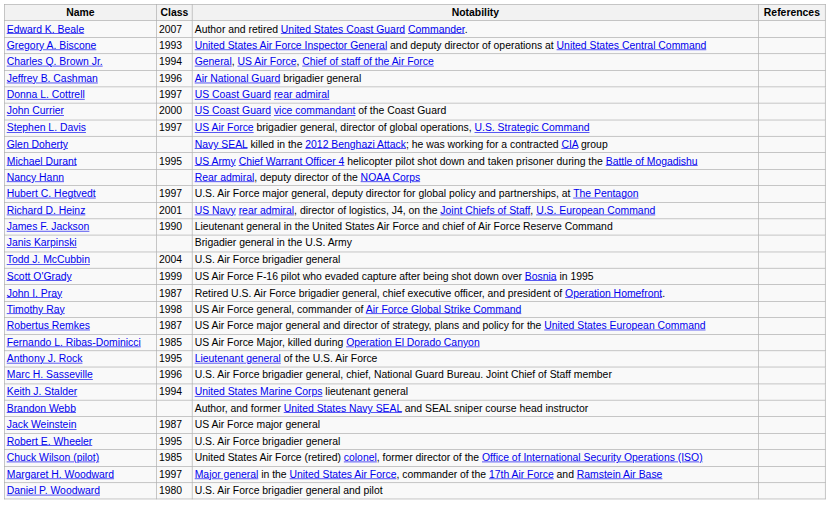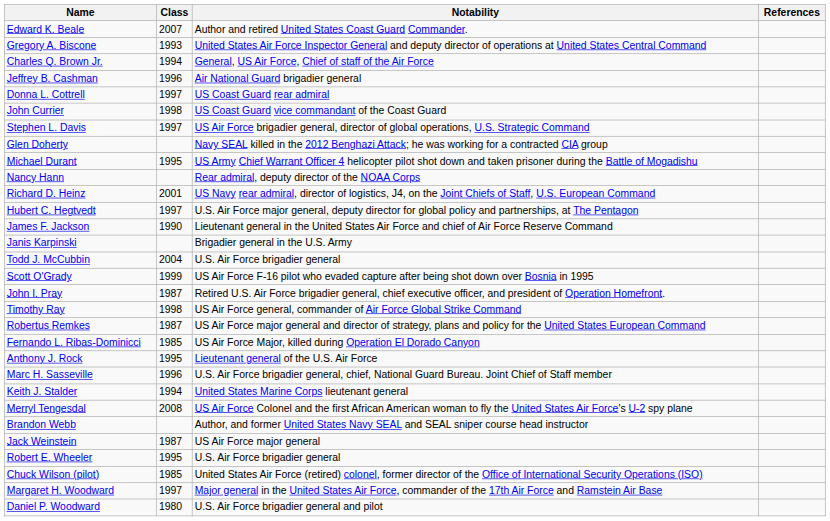(171, 111) 2000 -> (171, 111) 1998
rows swapped: (51, 194) <-> (46, 210)
+ row: (46, 408)
